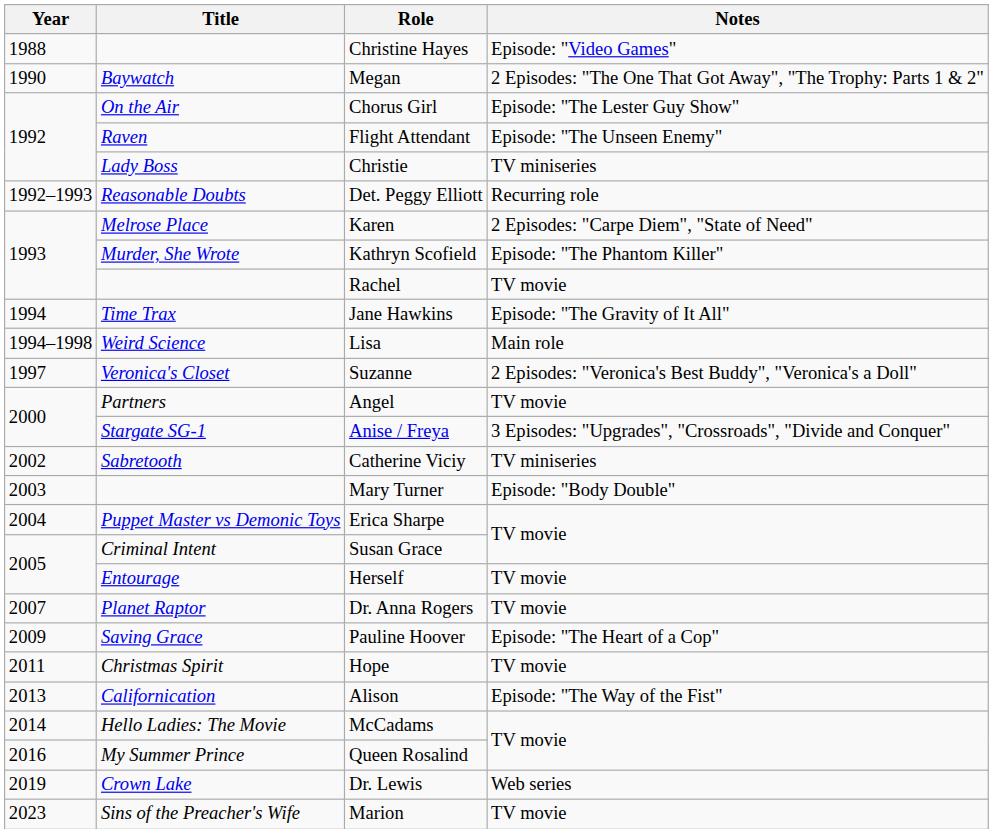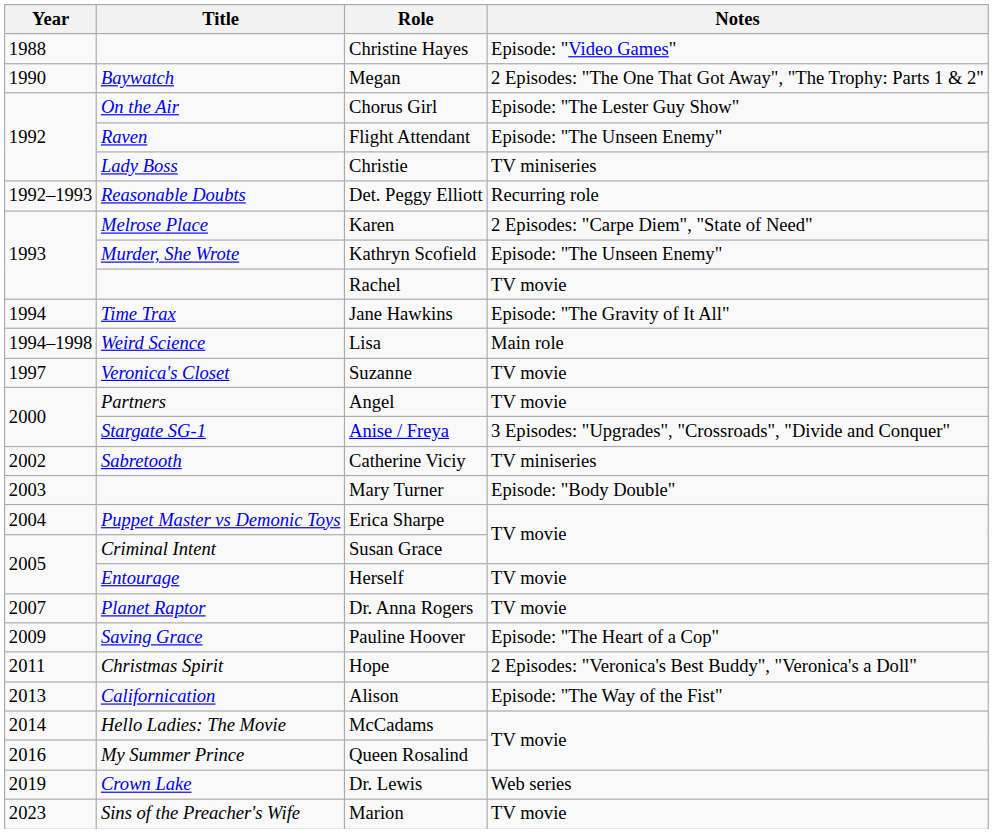(607, 254) Episode: "The Phantom Killer" -> (607, 254) Episode: "The Unseen Enemy"
(704, 372) 2 Episodes: "Veronica's Best Buddy", "Veronica's a Doll" -> (529, 372) TV movie
(529, 666) TV movie -> (704, 666) 2 Episodes: "Veronica's Best Buddy", "Veronica's a Doll"
